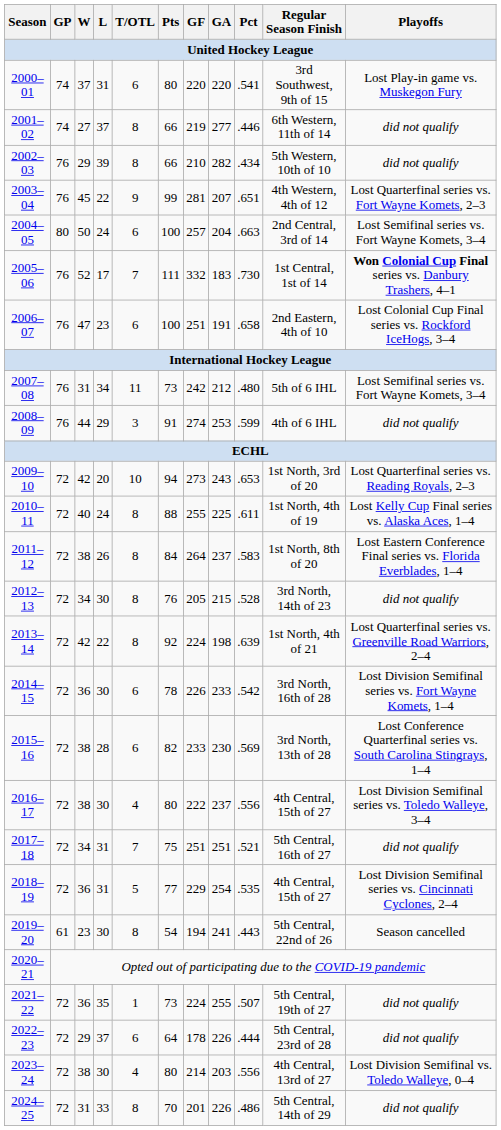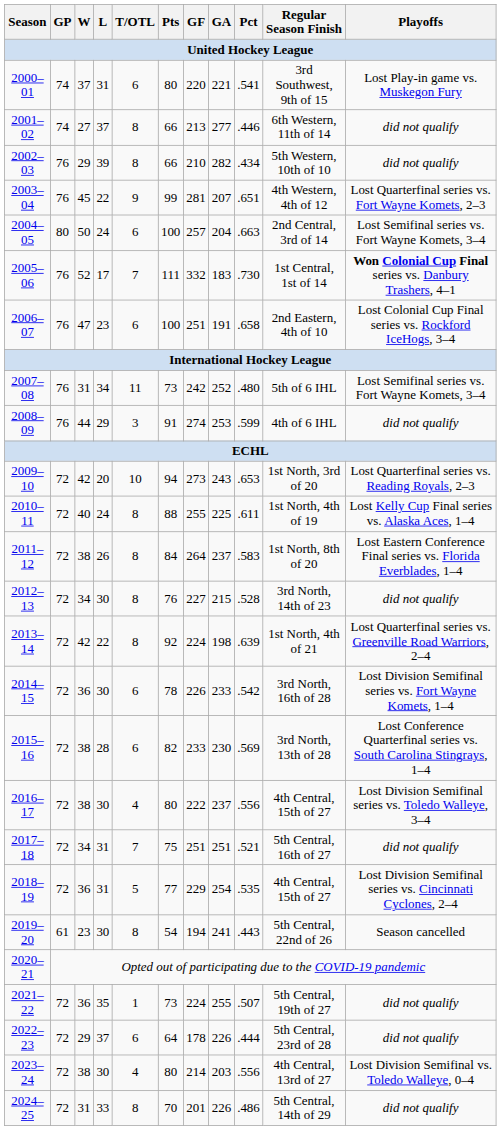(221, 85) 220 -> (221, 85) 221
(196, 127) 219 -> (196, 127) 213
(221, 387) 212 -> (221, 387) 252
(196, 598) 205 -> (196, 598) 227
